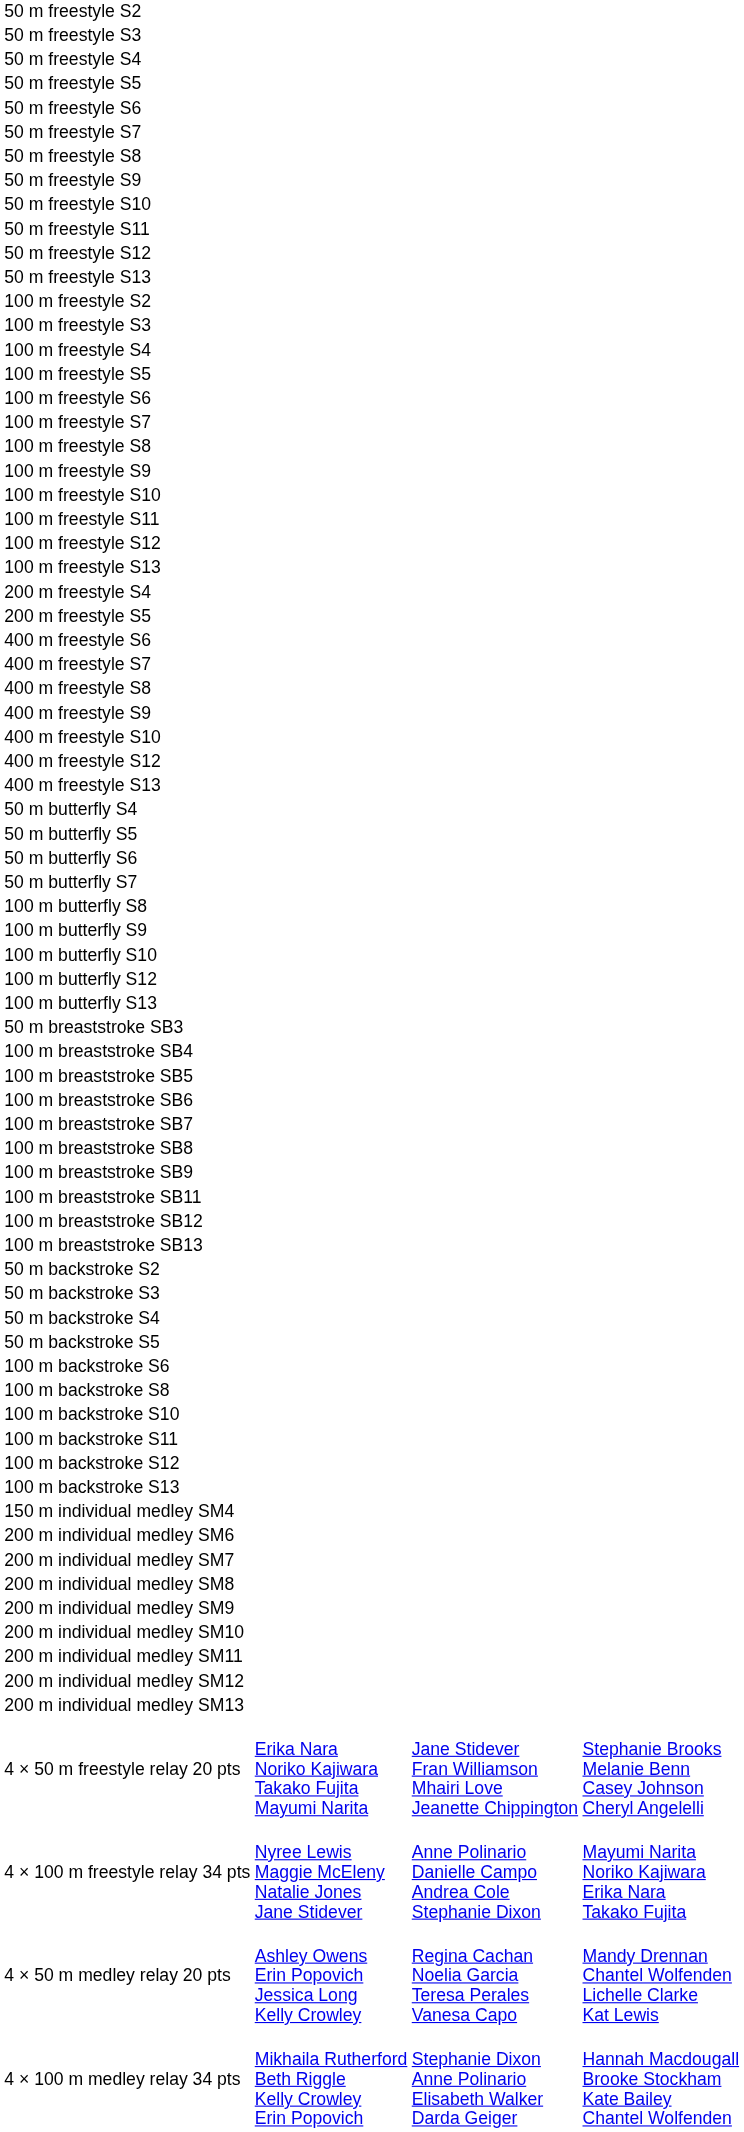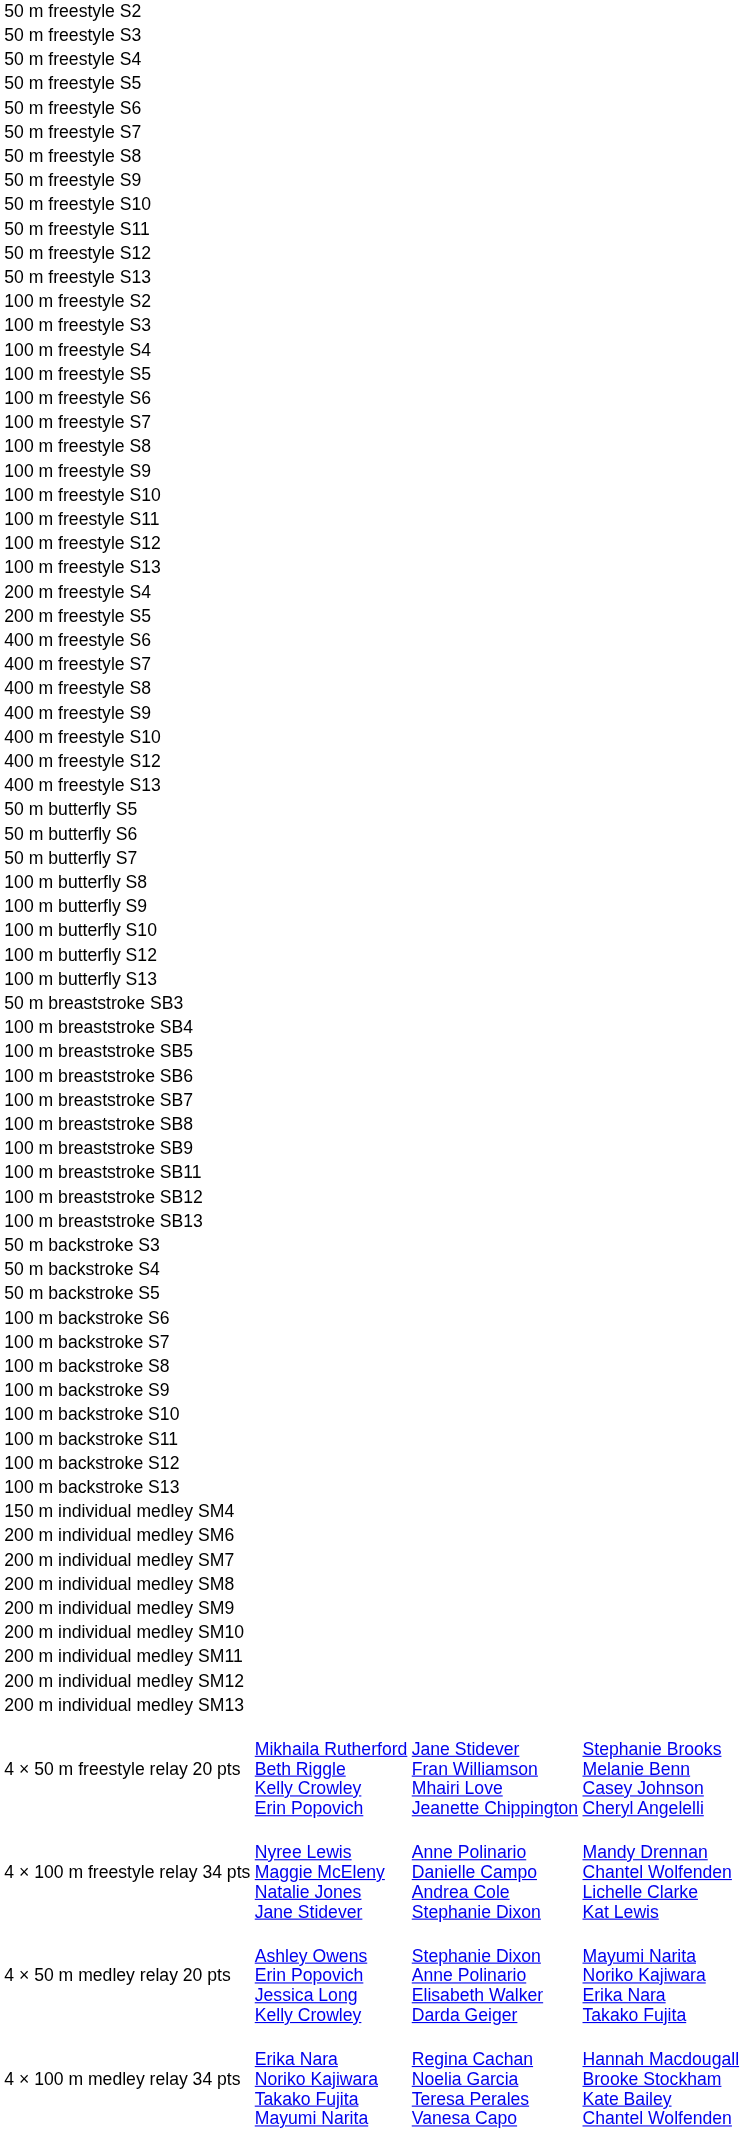- row: (71, 809)
- row: (82, 1269)
+ row: (87, 1342)
+ row: (87, 1390)
(316, 1778) Erika Nara Noriko Kajiwara Takako Fujita Mayumi Narita -> (331, 1778) Mikhaila Rutherford Beth Riggle Kelly Crowley Erin Popovich
(644, 1882) Mayumi Narita Noriko Kajiwara Erika Nara Takako Fujita -> (657, 1882) Mandy Drennan Chantel Wolfenden Lichelle Clarke Kat Lewis
(472, 1985) Regina Cachan Noelia Garcia Teresa Perales Vanesa Capo -> (477, 1985) Stephanie Dixon Anne Polinario Elisabeth Walker Darda Geiger
(657, 1985) Mandy Drennan Chantel Wolfenden Lichelle Clarke Kat Lewis -> (644, 1985) Mayumi Narita Noriko Kajiwara Erika Nara Takako Fujita
(331, 2089) Mikhaila Rutherford Beth Riggle Kelly Crowley Erin Popovich -> (316, 2089) Erika Nara Noriko Kajiwara Takako Fujita Mayumi Narita
(477, 2089) Stephanie Dixon Anne Polinario Elisabeth Walker Darda Geiger -> (472, 2089) Regina Cachan Noelia Garcia Teresa Perales Vanesa Capo
